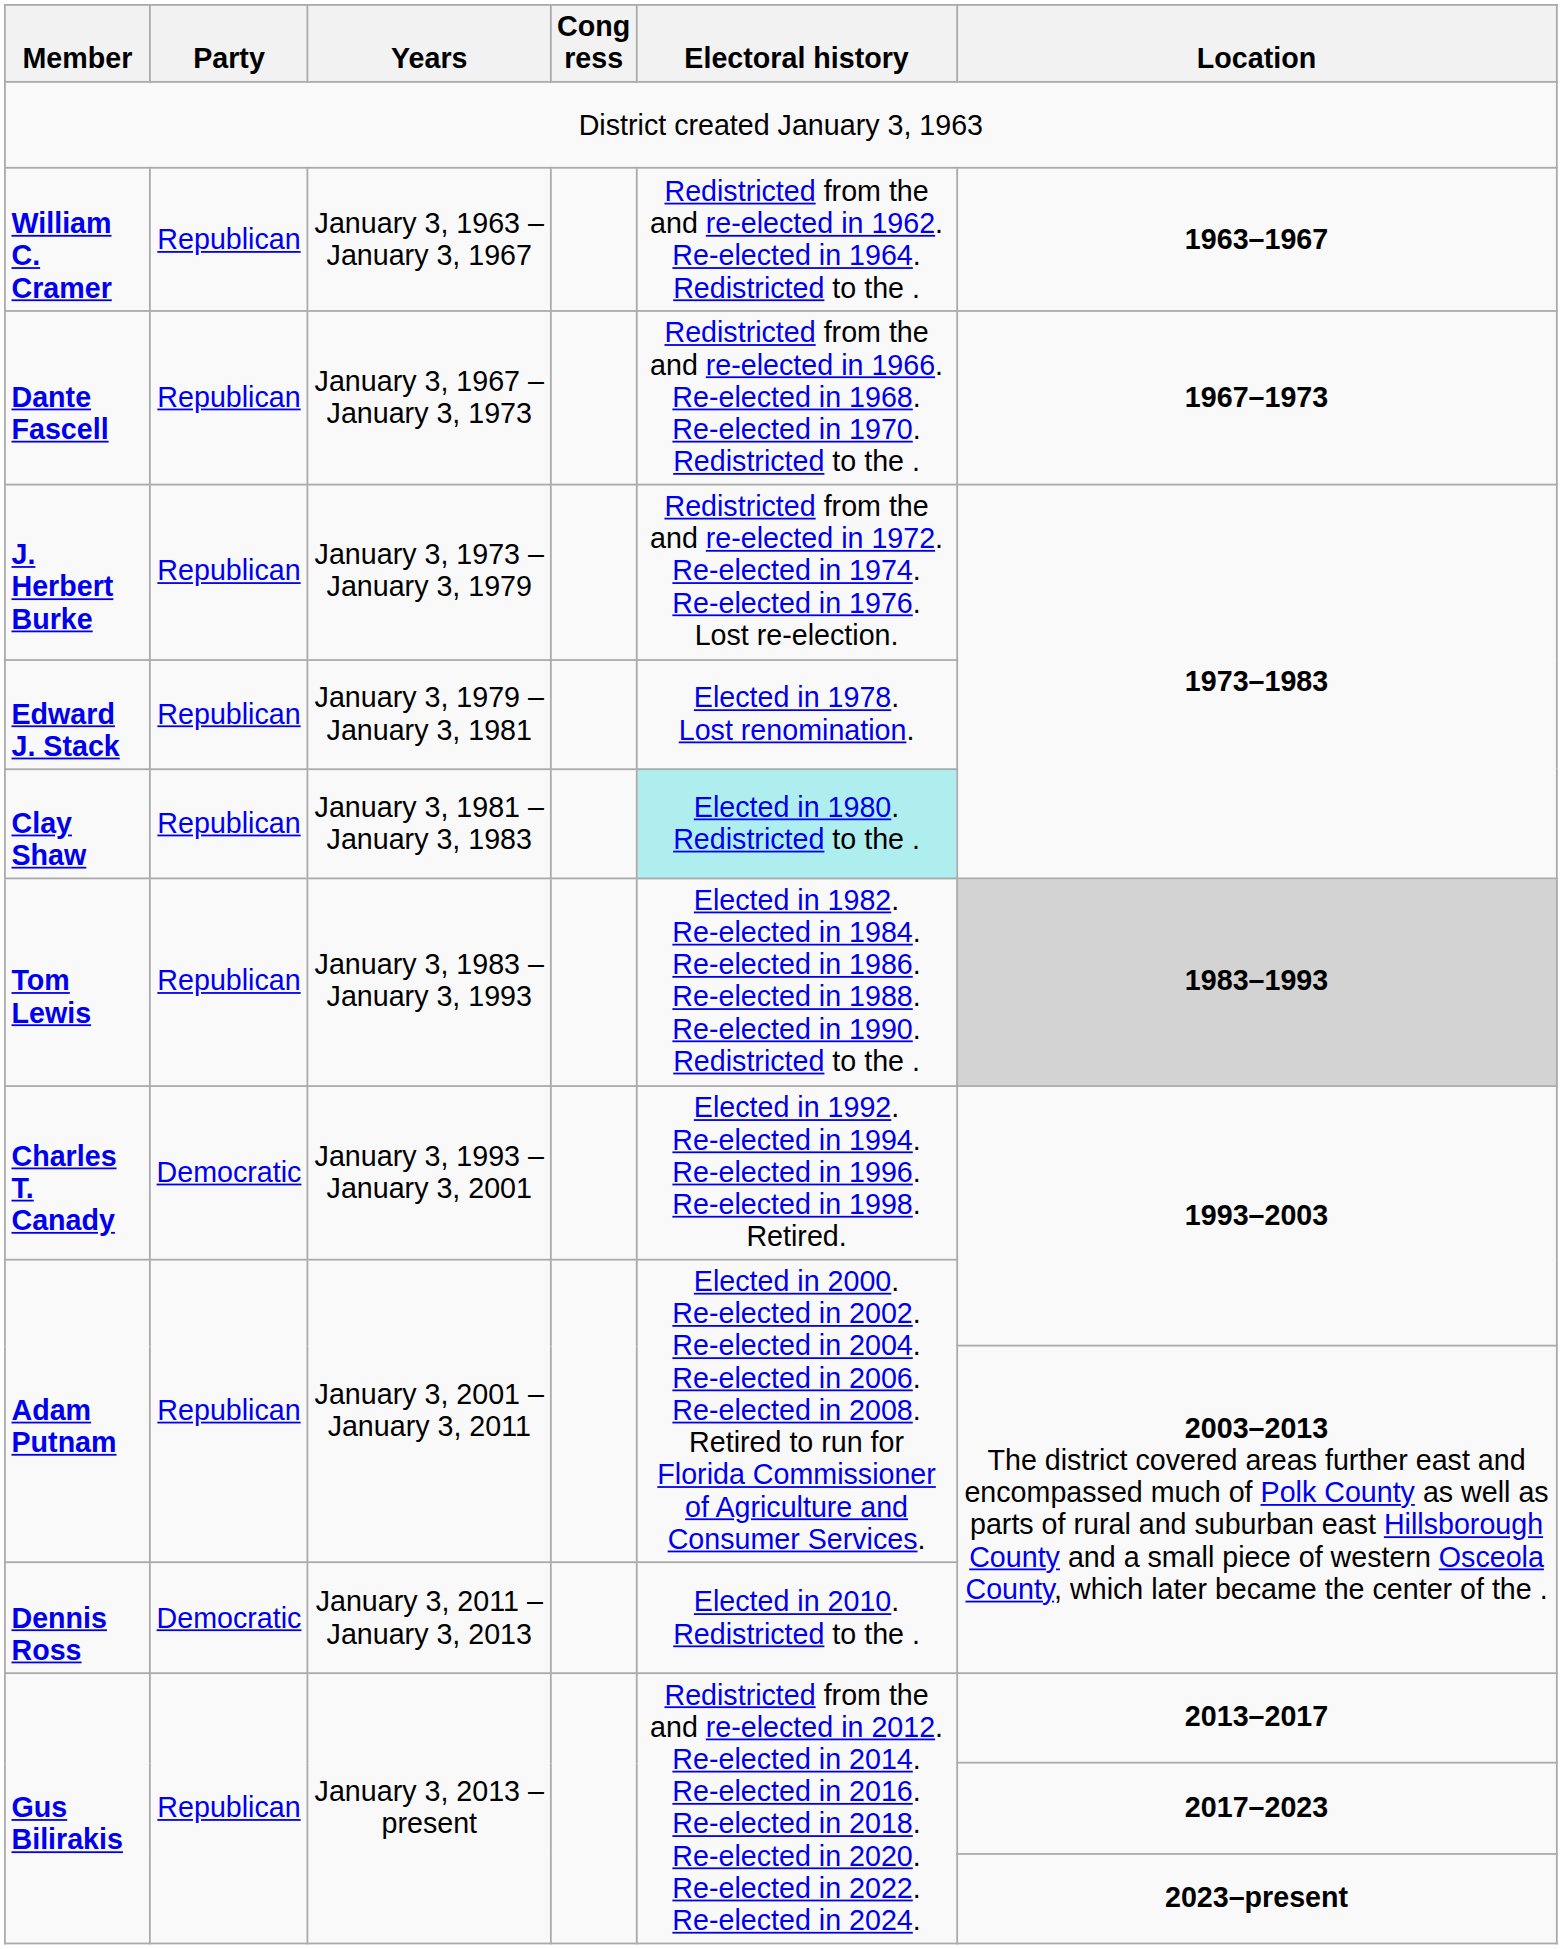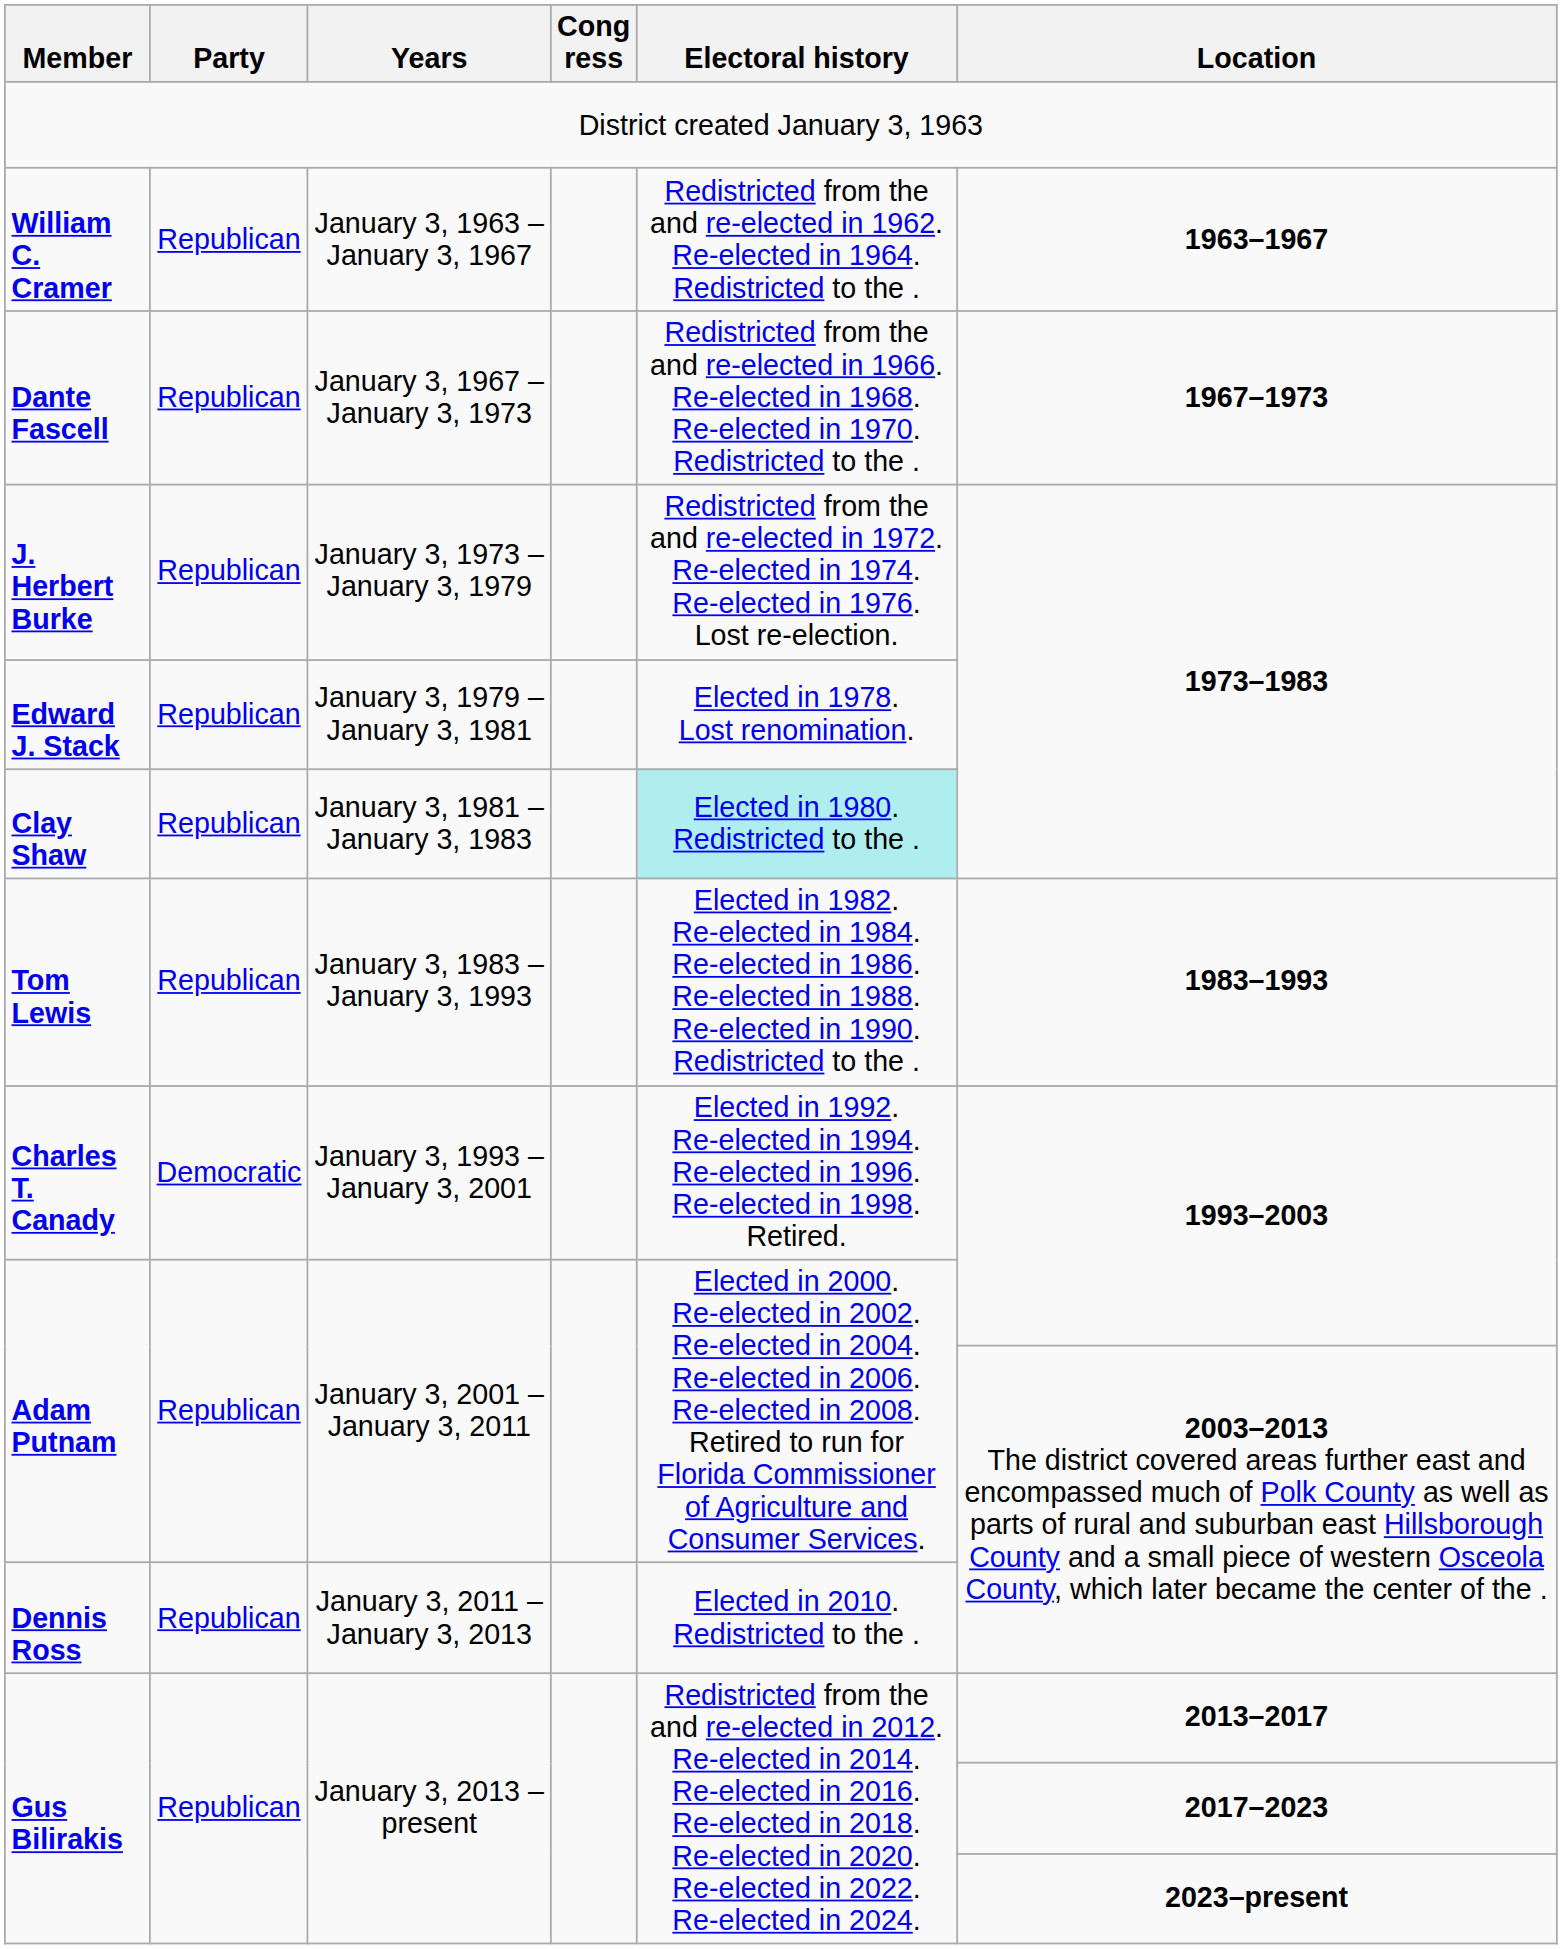(1257, 981) lightgrey background -> (1257, 981) no background
(229, 1617) Democratic -> (229, 1617) Republican
